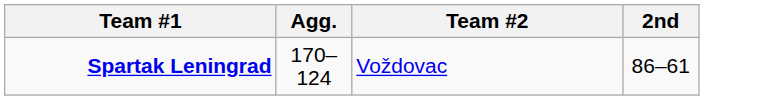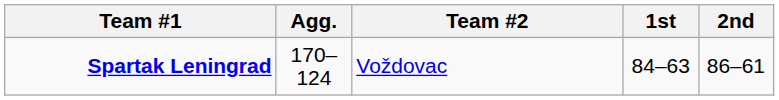+ column: (661, 21)
